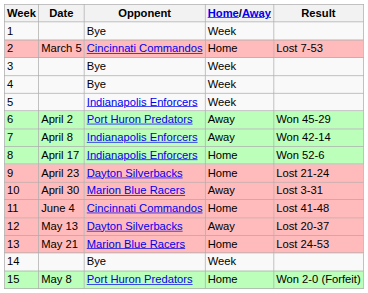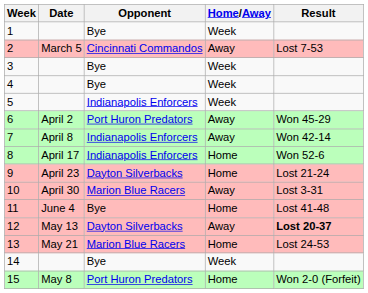(223, 48) Home -> (221, 48) Away
(145, 208) Cincinnati Commandos -> (96, 208) Bye
(303, 226) normal -> (304, 226) bold
